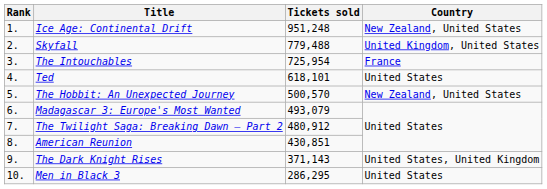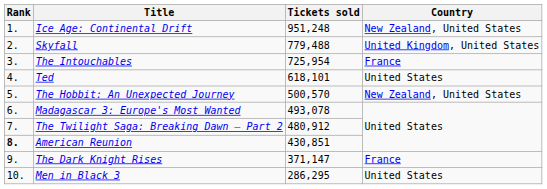(309, 110) 493,079 -> (309, 110) 493,078
(13, 143) normal -> (13, 143) bold
(309, 159) 371,143 -> (309, 159) 371,147
(452, 159) United States, United Kingdom -> (383, 159) France
